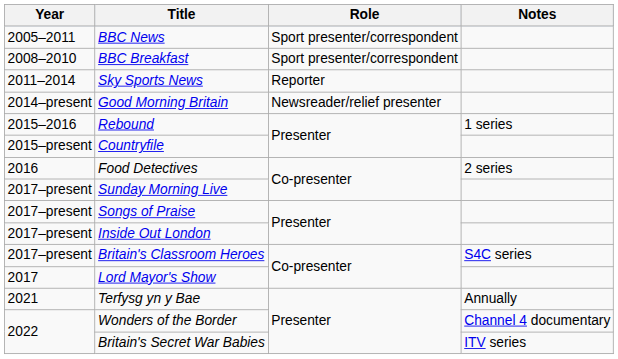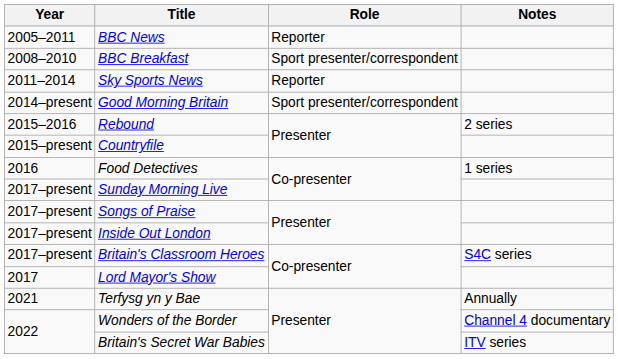(365, 37) Sport presenter/correspondent -> (298, 37) Reporter
(356, 102) Newsreader/relief presenter -> (365, 102) Sport presenter/correspondent
(488, 124) 1 series -> (488, 124) 2 series
(488, 168) 2 series -> (488, 168) 1 series
